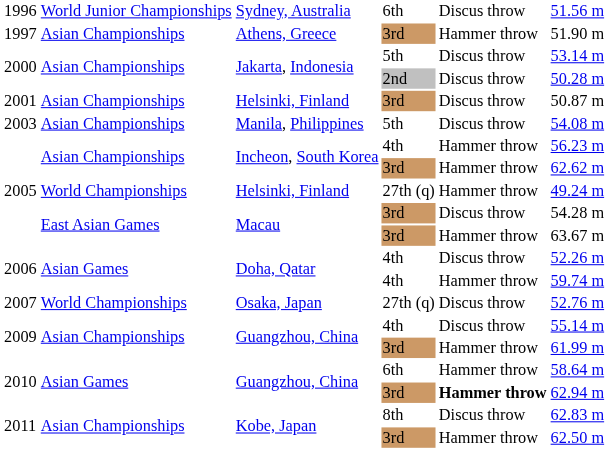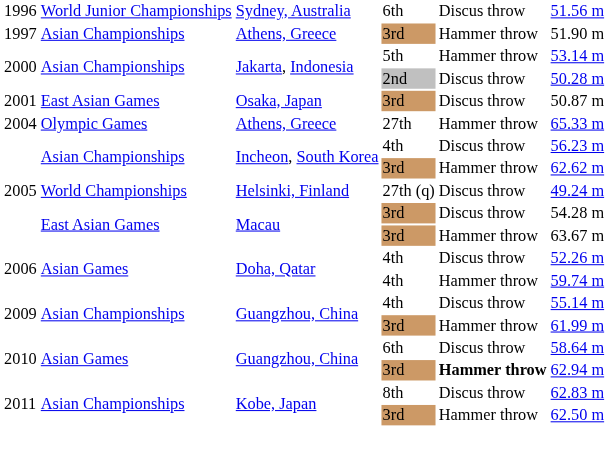(482, 56) Discus throw -> (488, 56) Hammer throw
(113, 100) Asian Championships -> (100, 100) East Asian Games
(292, 100) Helsinki, Finland -> (279, 100) Osaka, Japan
- row: (20, 123)
+ row: (20, 123)
(488, 145) Hammer throw -> (482, 145) Discus throw
(488, 190) Hammer throw -> (482, 190) Discus throw
- row: (20, 302)
(488, 370) Hammer throw -> (482, 347) Discus throw
